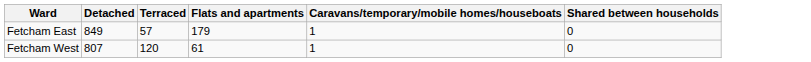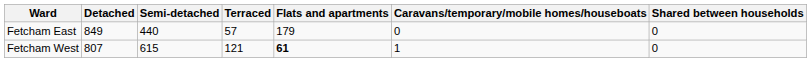+ column: (180, 13)
(312, 31) 1 -> (397, 31) 0
(149, 48) 120 -> (234, 48) 121
(198, 48) normal -> (282, 48) bold
